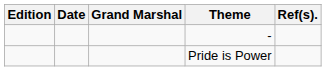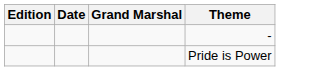- column: (298, 14)
